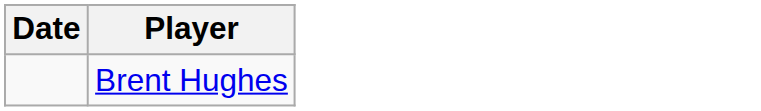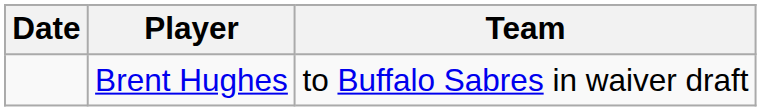+ column: (526, 29)
